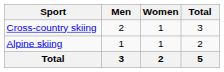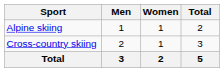rows swapped: (34, 43) <-> (52, 28)
